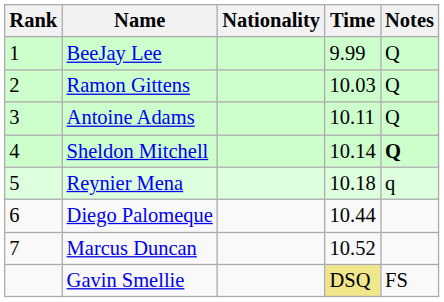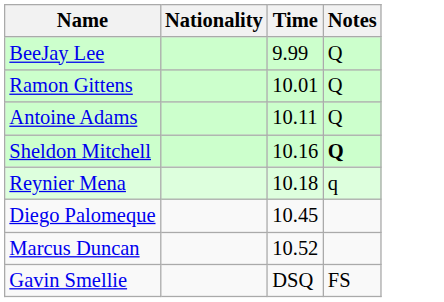- column: (33, 20)
(353, 85) 10.03 -> (295, 85) 10.01
(353, 150) 10.14 -> (295, 150) 10.16
(353, 215) 10.44 -> (295, 215) 10.45
(350, 280) khaki background -> (293, 280) no background
